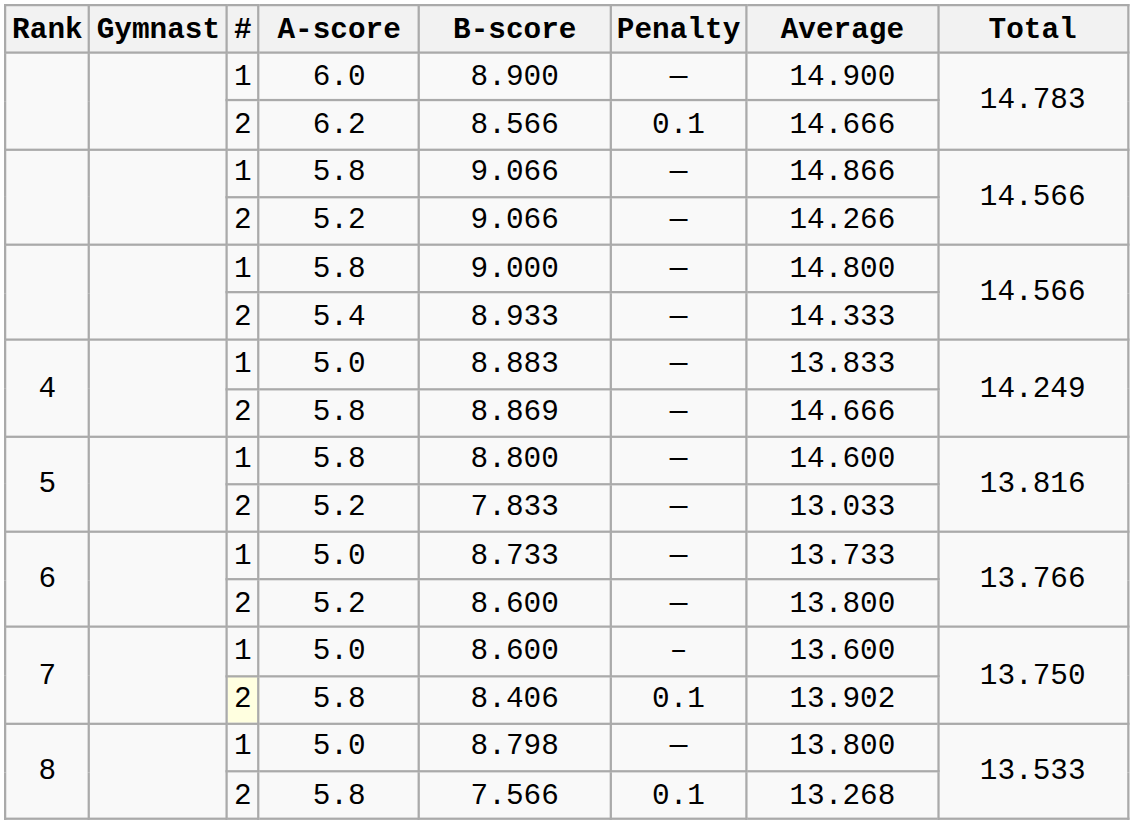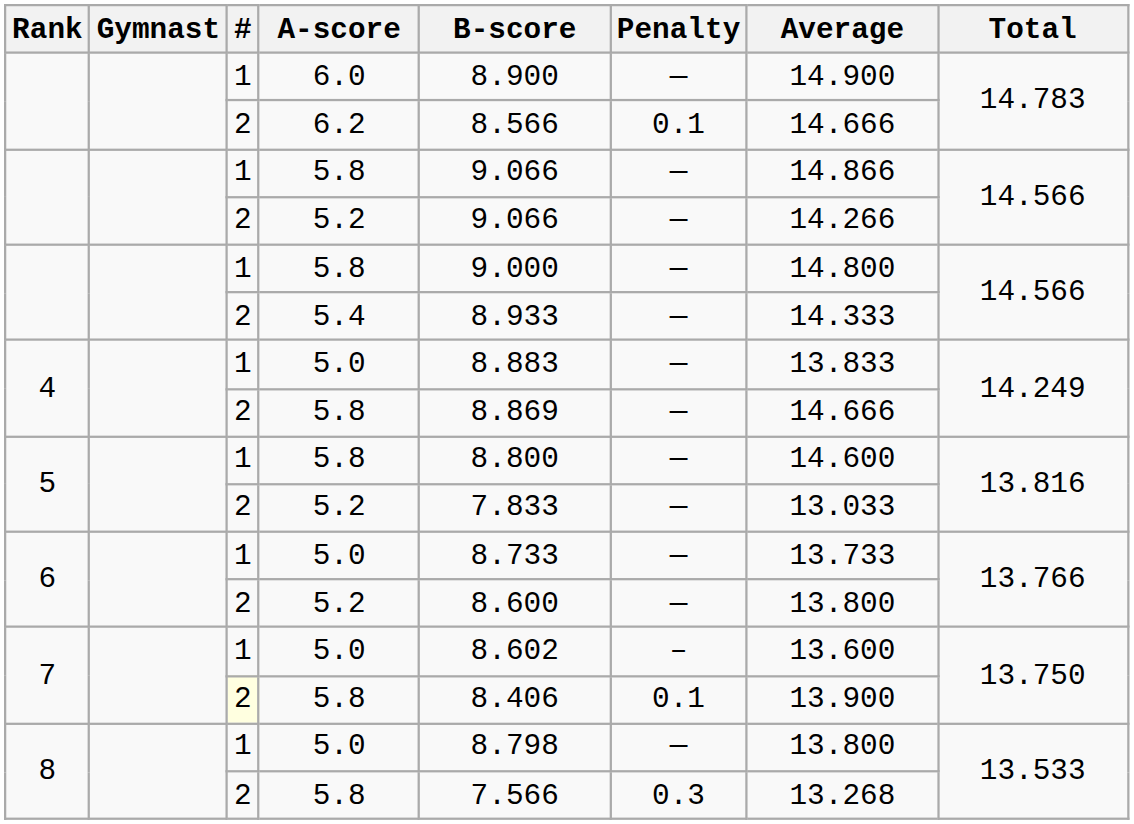(515, 652) 8.600 -> (515, 652) 8.602
(842, 699) 13.902 -> (842, 699) 13.900
(679, 795) 0.1 -> (679, 795) 0.3
